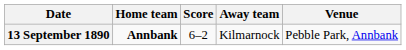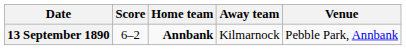columns swapped: (146, 14) <-> (198, 14)
